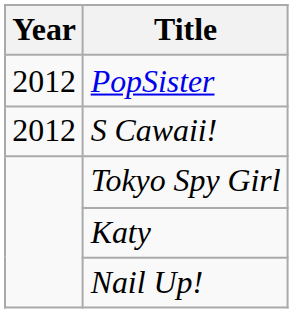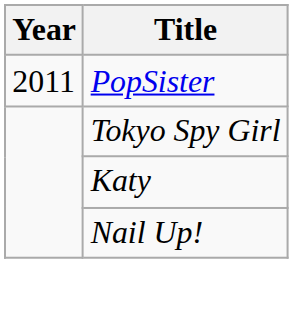(44, 80) 2012 -> (44, 80) 2011
- row: (154, 130)
